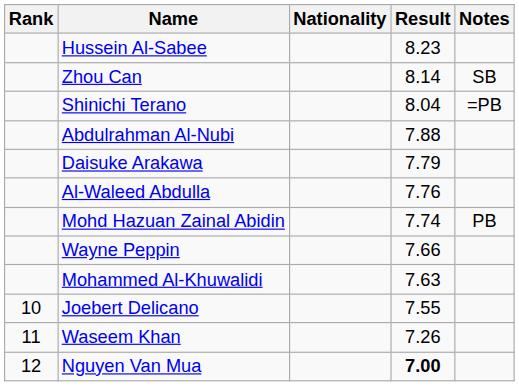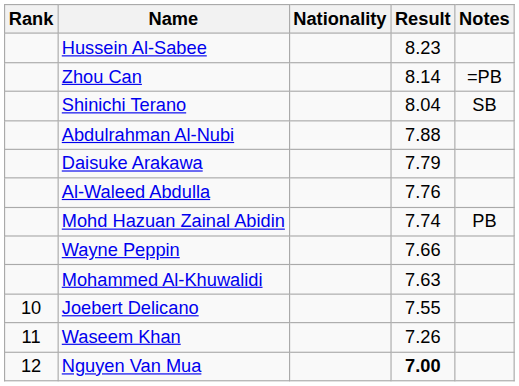(484, 76) SB -> (484, 76) =PB
(484, 105) =PB -> (484, 105) SB
